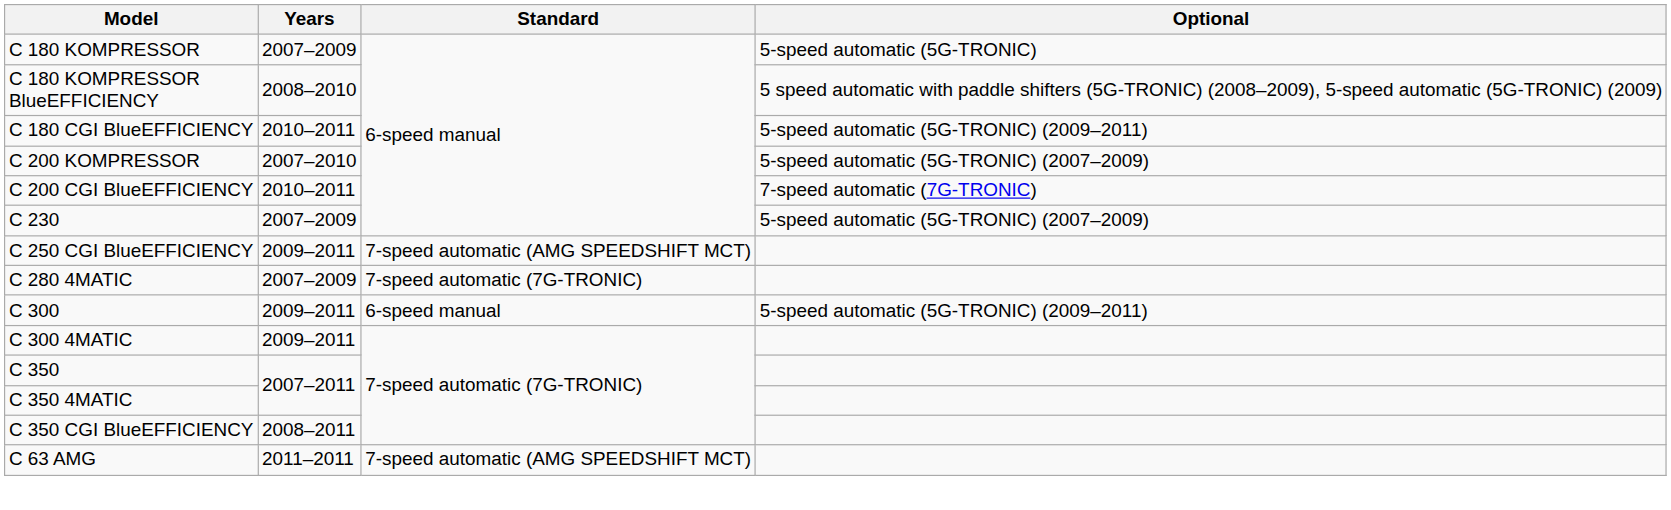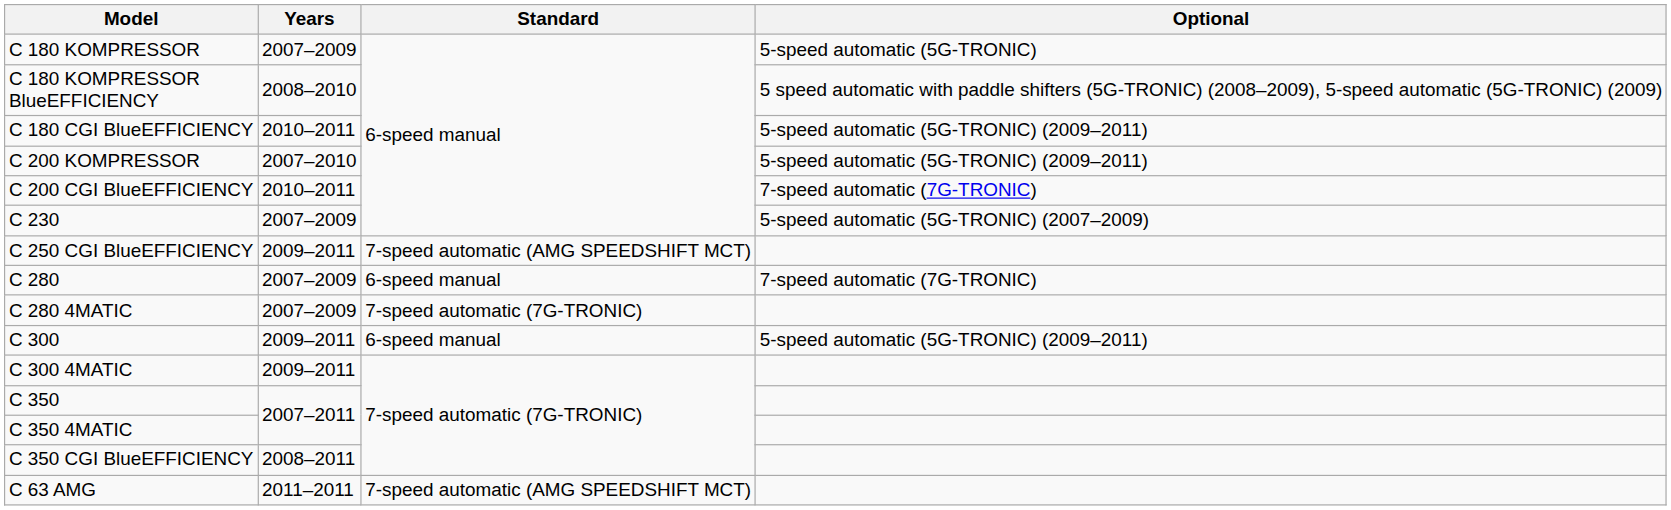(954, 160) 5-speed automatic (5G-TRONIC) (2007–2009) -> (954, 160) 5-speed automatic (5G-TRONIC) (2009–2011)
+ row: (34, 280)
